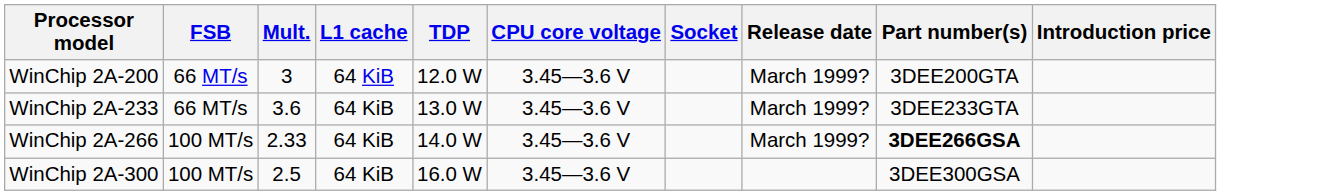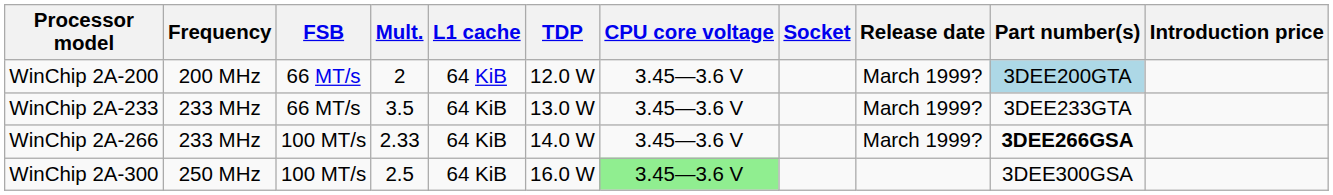+ column: (220, 32)
(287, 76) 3 -> (400, 76) 2
(954, 76) no background -> (1068, 76) lightblue background
(287, 108) 3.6 -> (400, 108) 3.5
(576, 173) no background -> (689, 173) lightgreen background
